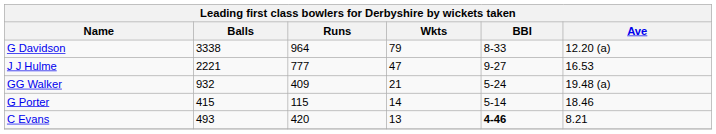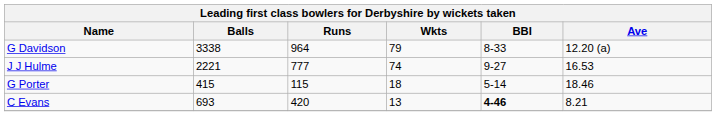(395, 66) 47 -> (395, 66) 74
- row: (34, 84)
(395, 102) 14 -> (395, 84) 18
(205, 119) 493 -> (205, 102) 693
